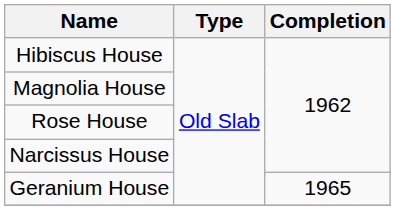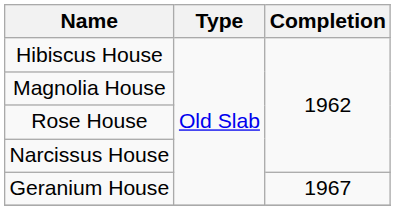(328, 188) 1965 -> (328, 188) 1967
